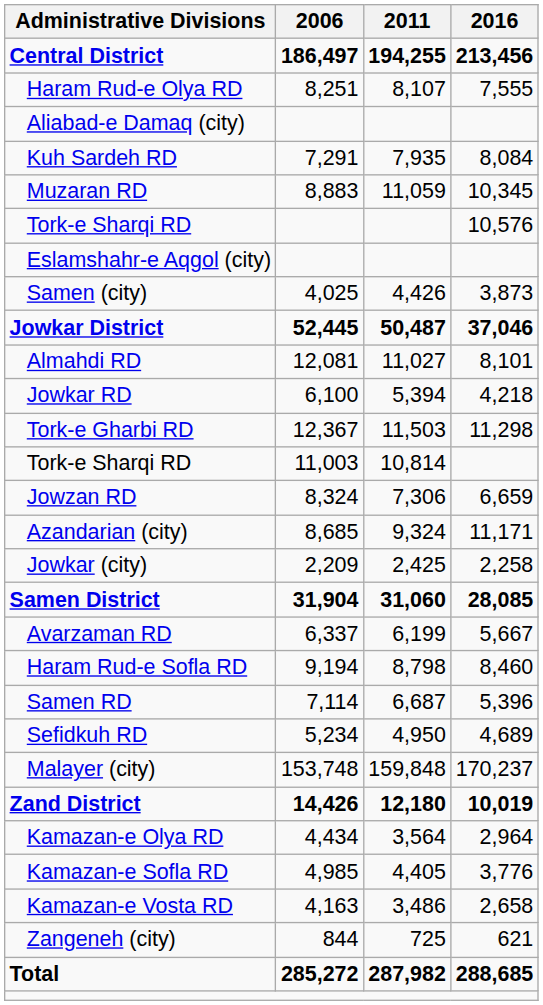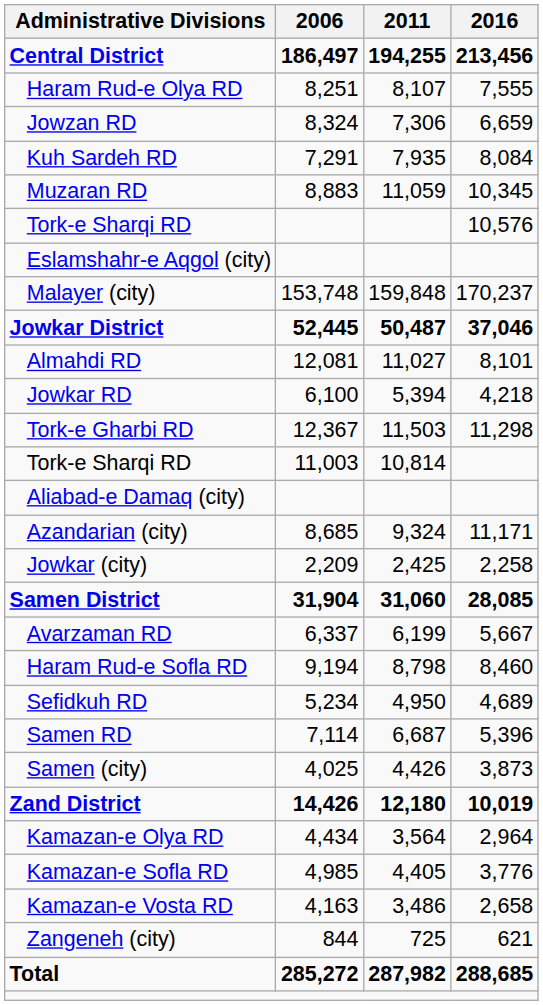rows swapped: (82, 497) <-> (136, 123)
rows swapped: (91, 769) <-> (87, 293)
rows swapped: (79, 701) <-> (87, 735)
